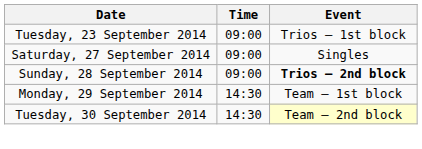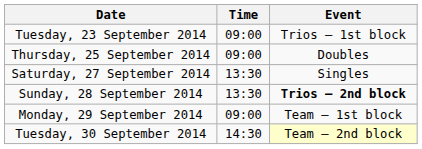+ row: (111, 54)
(243, 54) 09:00 -> (243, 74) 13:30
(243, 74) 09:00 -> (243, 94) 13:30
(243, 94) 14:30 -> (243, 114) 09:00
